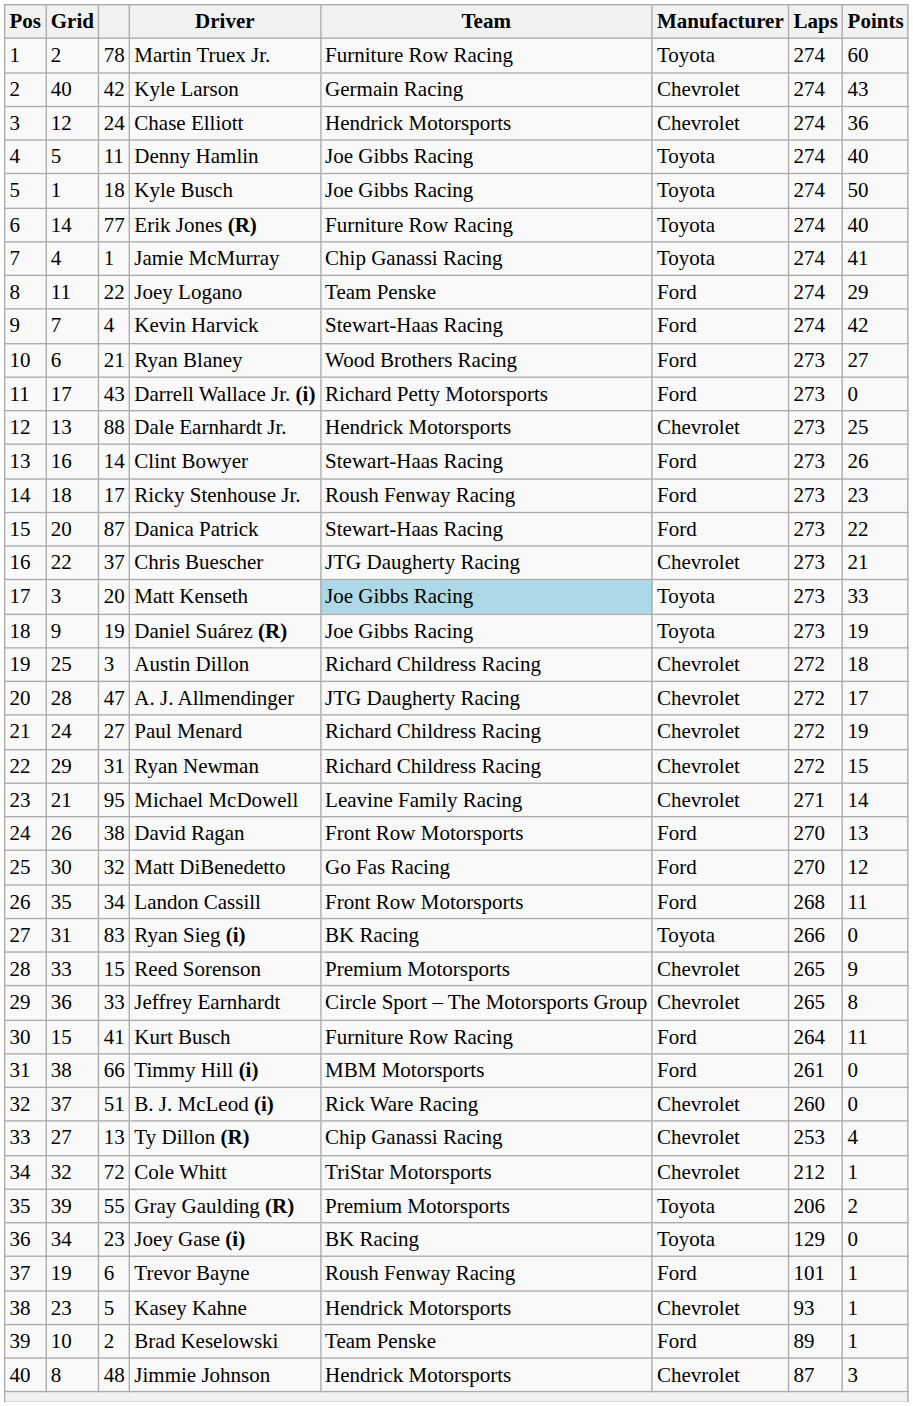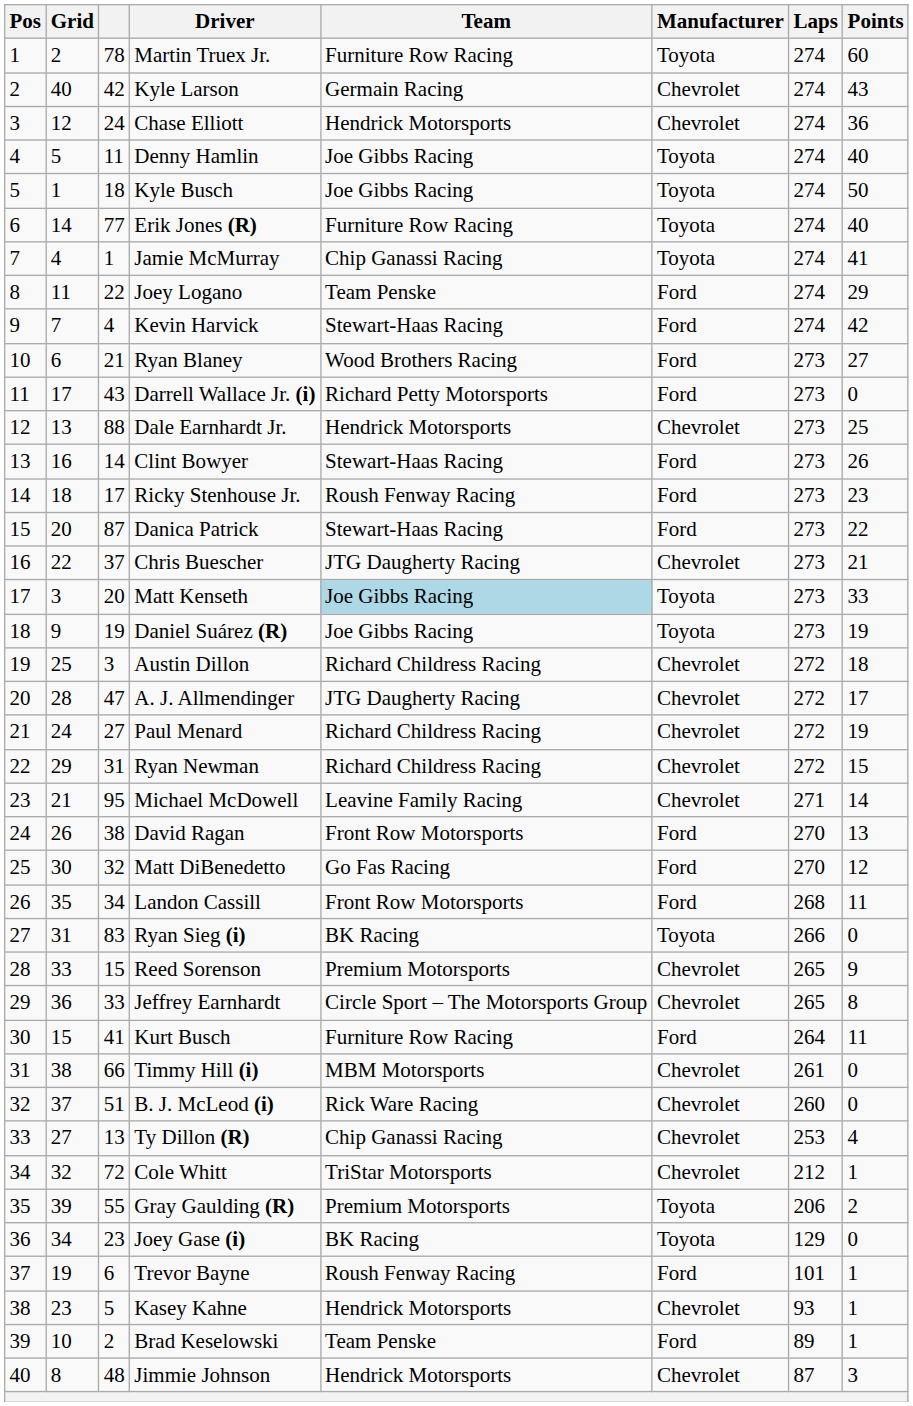(677, 1069) Ford -> (698, 1069) Chevrolet
